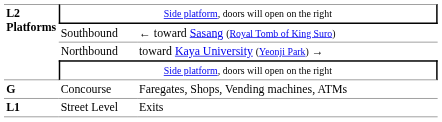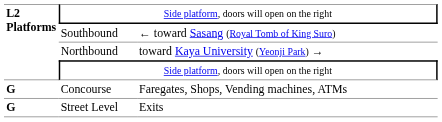(13, 107) L1 -> (11, 107) G
